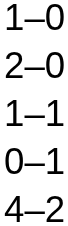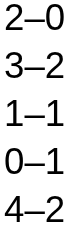- row: (35, 17)
+ row: (35, 65)
